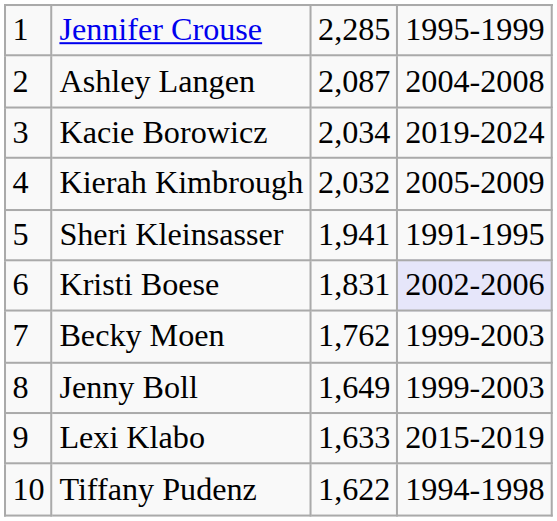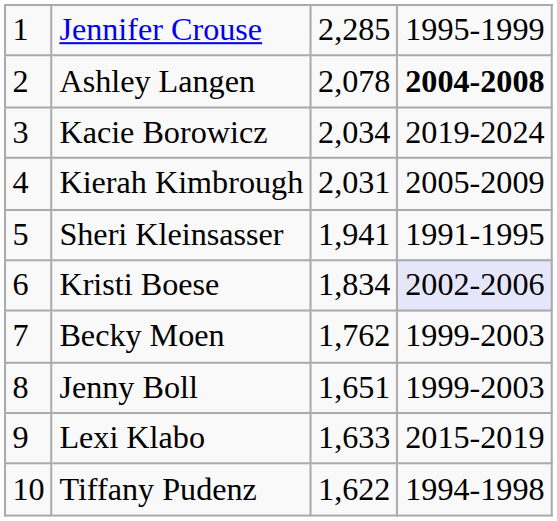(354, 81) 2,087 -> (354, 81) 2,078
(475, 81) normal -> (475, 81) bold
(354, 183) 2,032 -> (354, 183) 2,031
(354, 285) 1,831 -> (354, 285) 1,834
(354, 387) 1,649 -> (354, 387) 1,651
